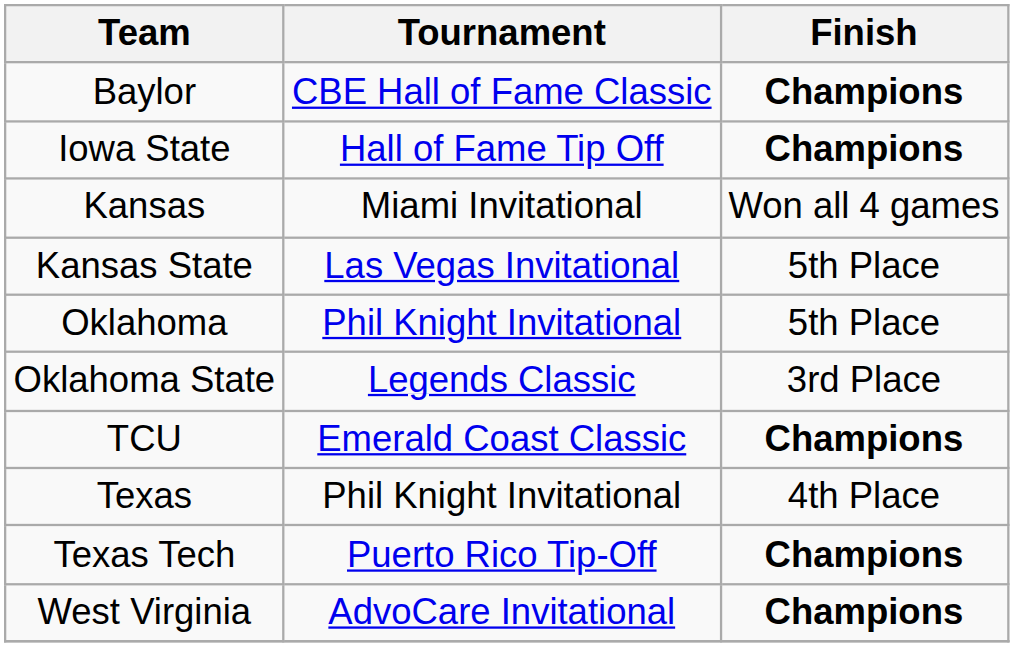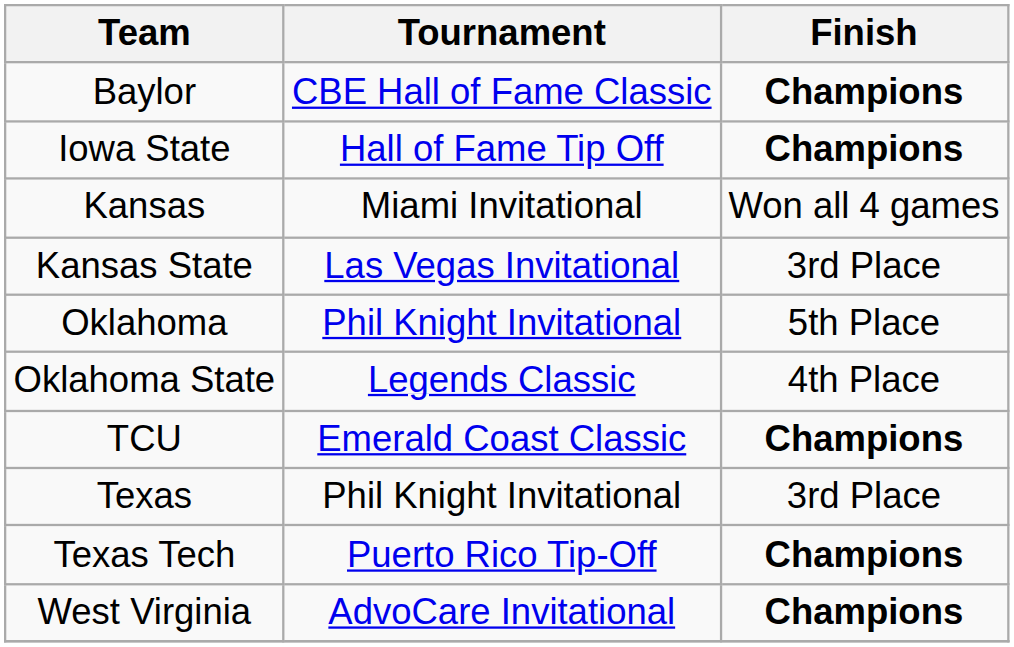(864, 264) 5th Place -> (864, 264) 3rd Place
(864, 380) 3rd Place -> (864, 380) 4th Place
(864, 496) 4th Place -> (864, 496) 3rd Place
